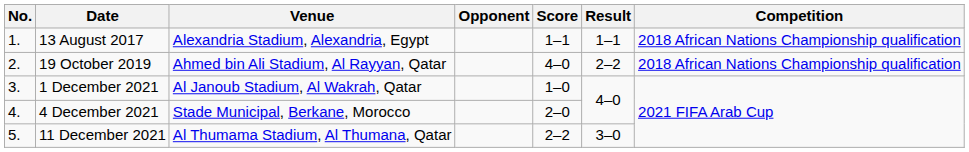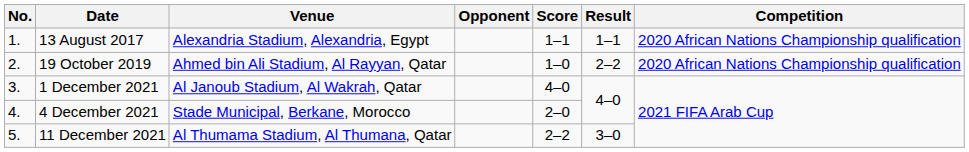(799, 40) 2018 African Nations Championship qualification -> (799, 40) 2020 African Nations Championship qualification
(557, 64) 4–0 -> (557, 64) 1–0
(799, 64) 2018 African Nations Championship qualification -> (799, 64) 2020 African Nations Championship qualification
(557, 87) 1–0 -> (557, 87) 4–0
